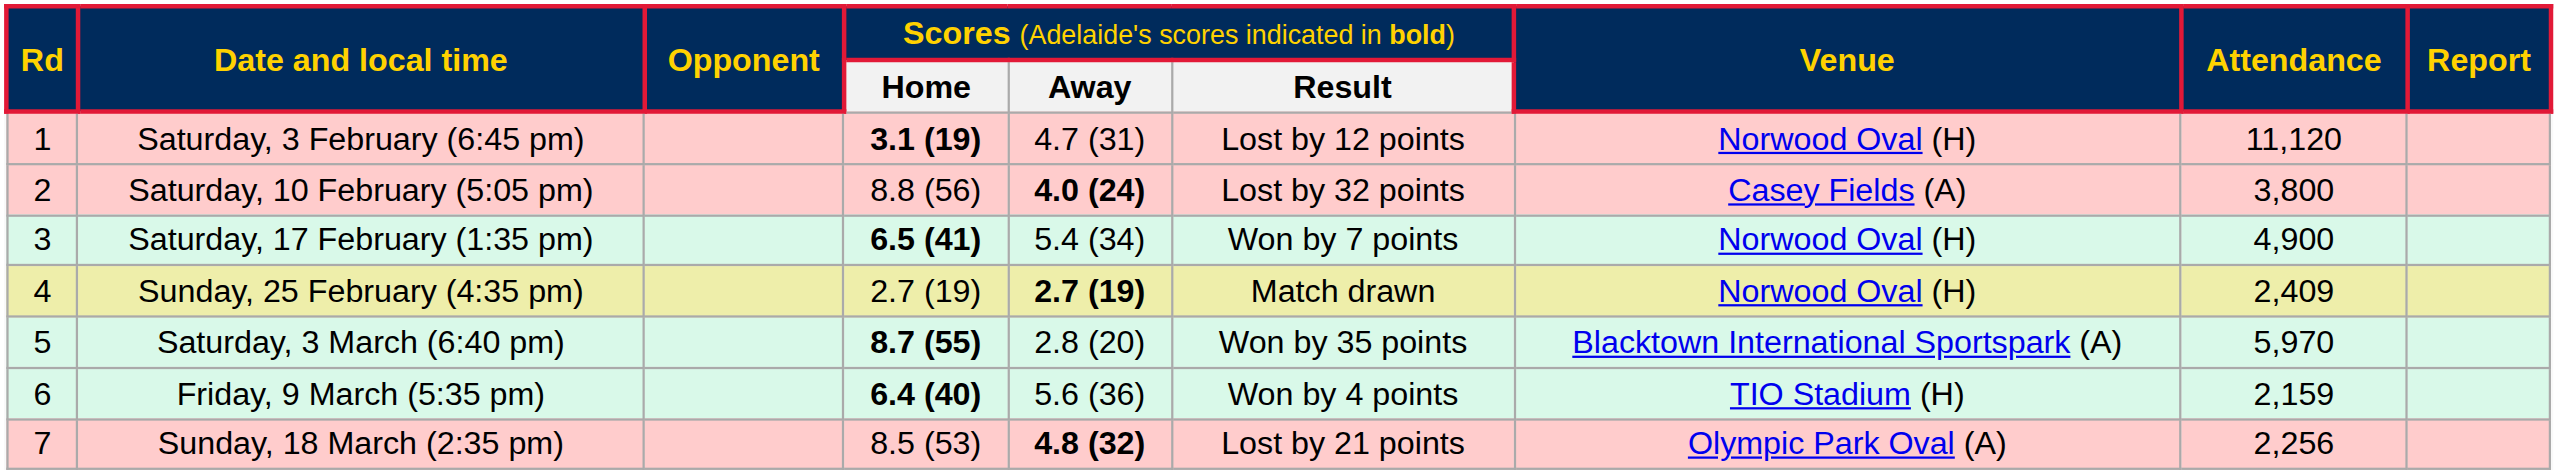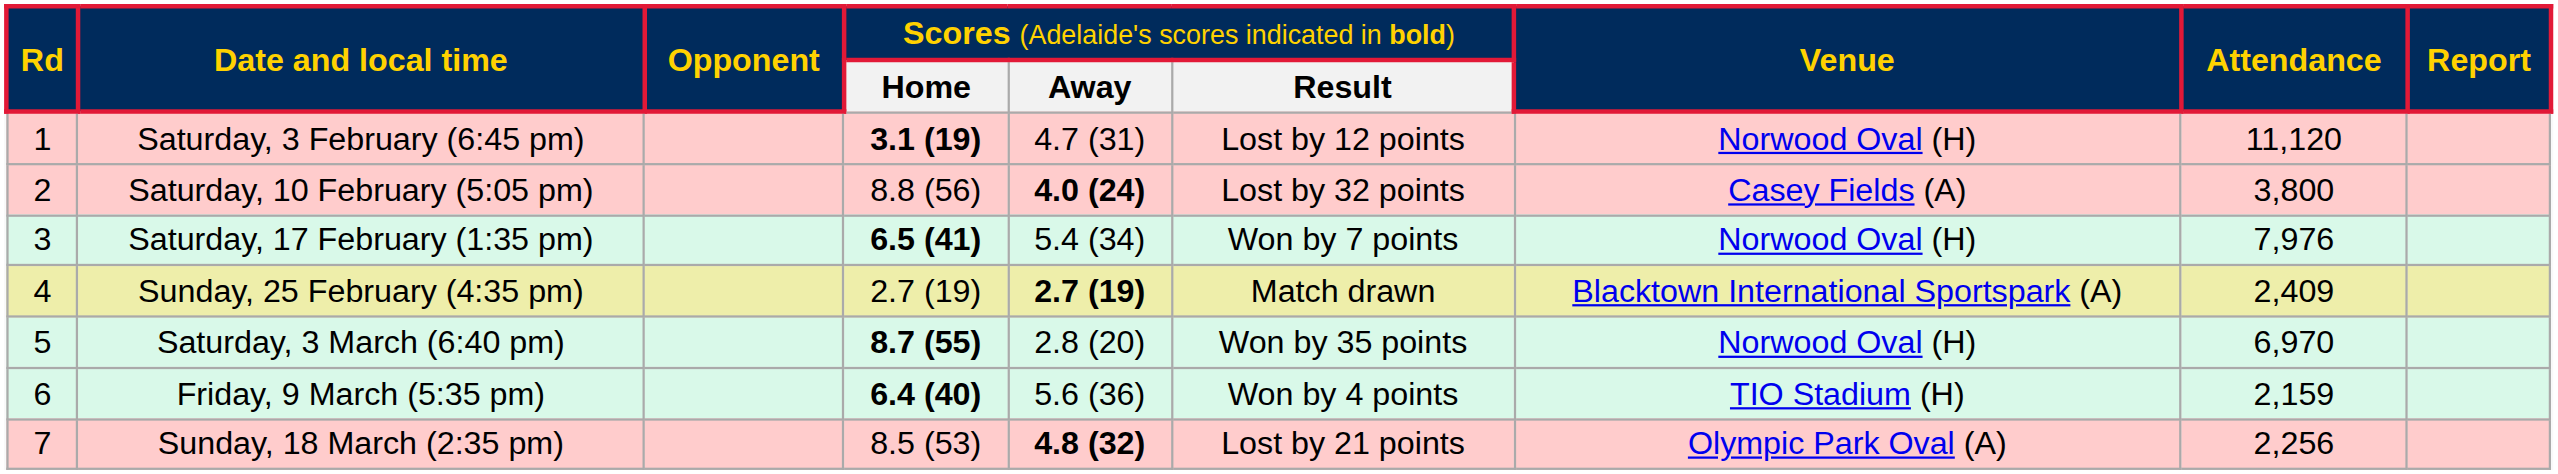(2294, 240) 4,900 -> (2294, 240) 7,976
(1847, 291) Norwood Oval (H) -> (1847, 291) Blacktown International Sportspark (A)
(1847, 342) Blacktown International Sportspark (A) -> (1847, 342) Norwood Oval (H)
(2294, 342) 5,970 -> (2294, 342) 6,970
